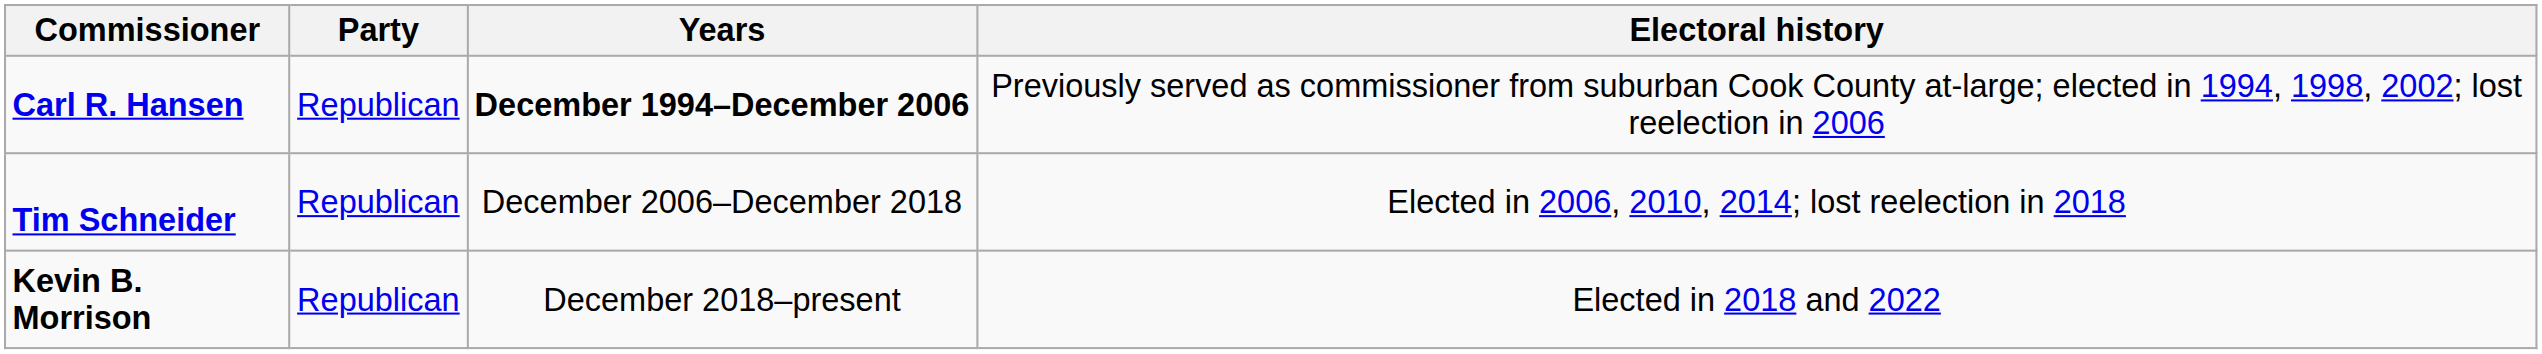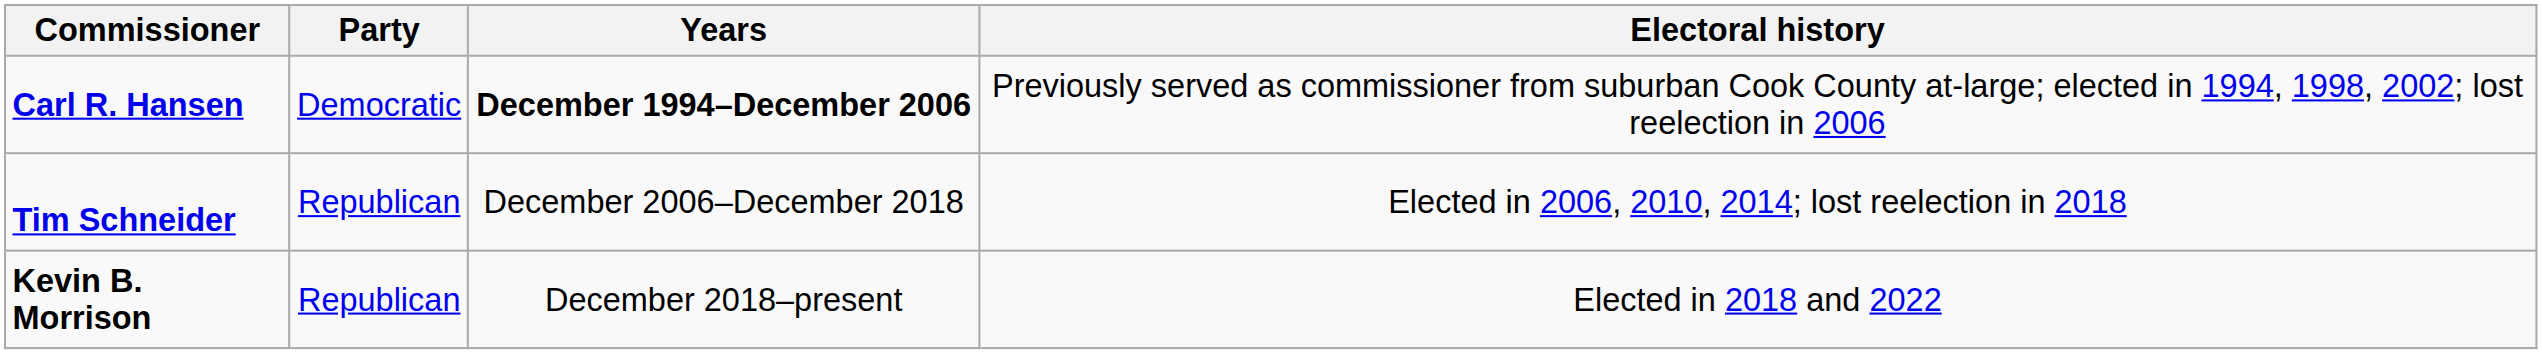(378, 104) Republican -> (379, 104) Democratic
